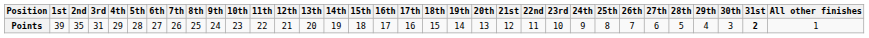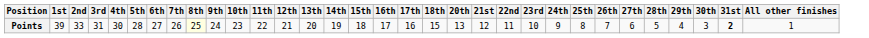- column: (459, 12)
(79, 26) 35 -> (79, 26) 33
(118, 26) 29 -> (118, 26) 30
(196, 26) no background -> (196, 26) lightyellow background
